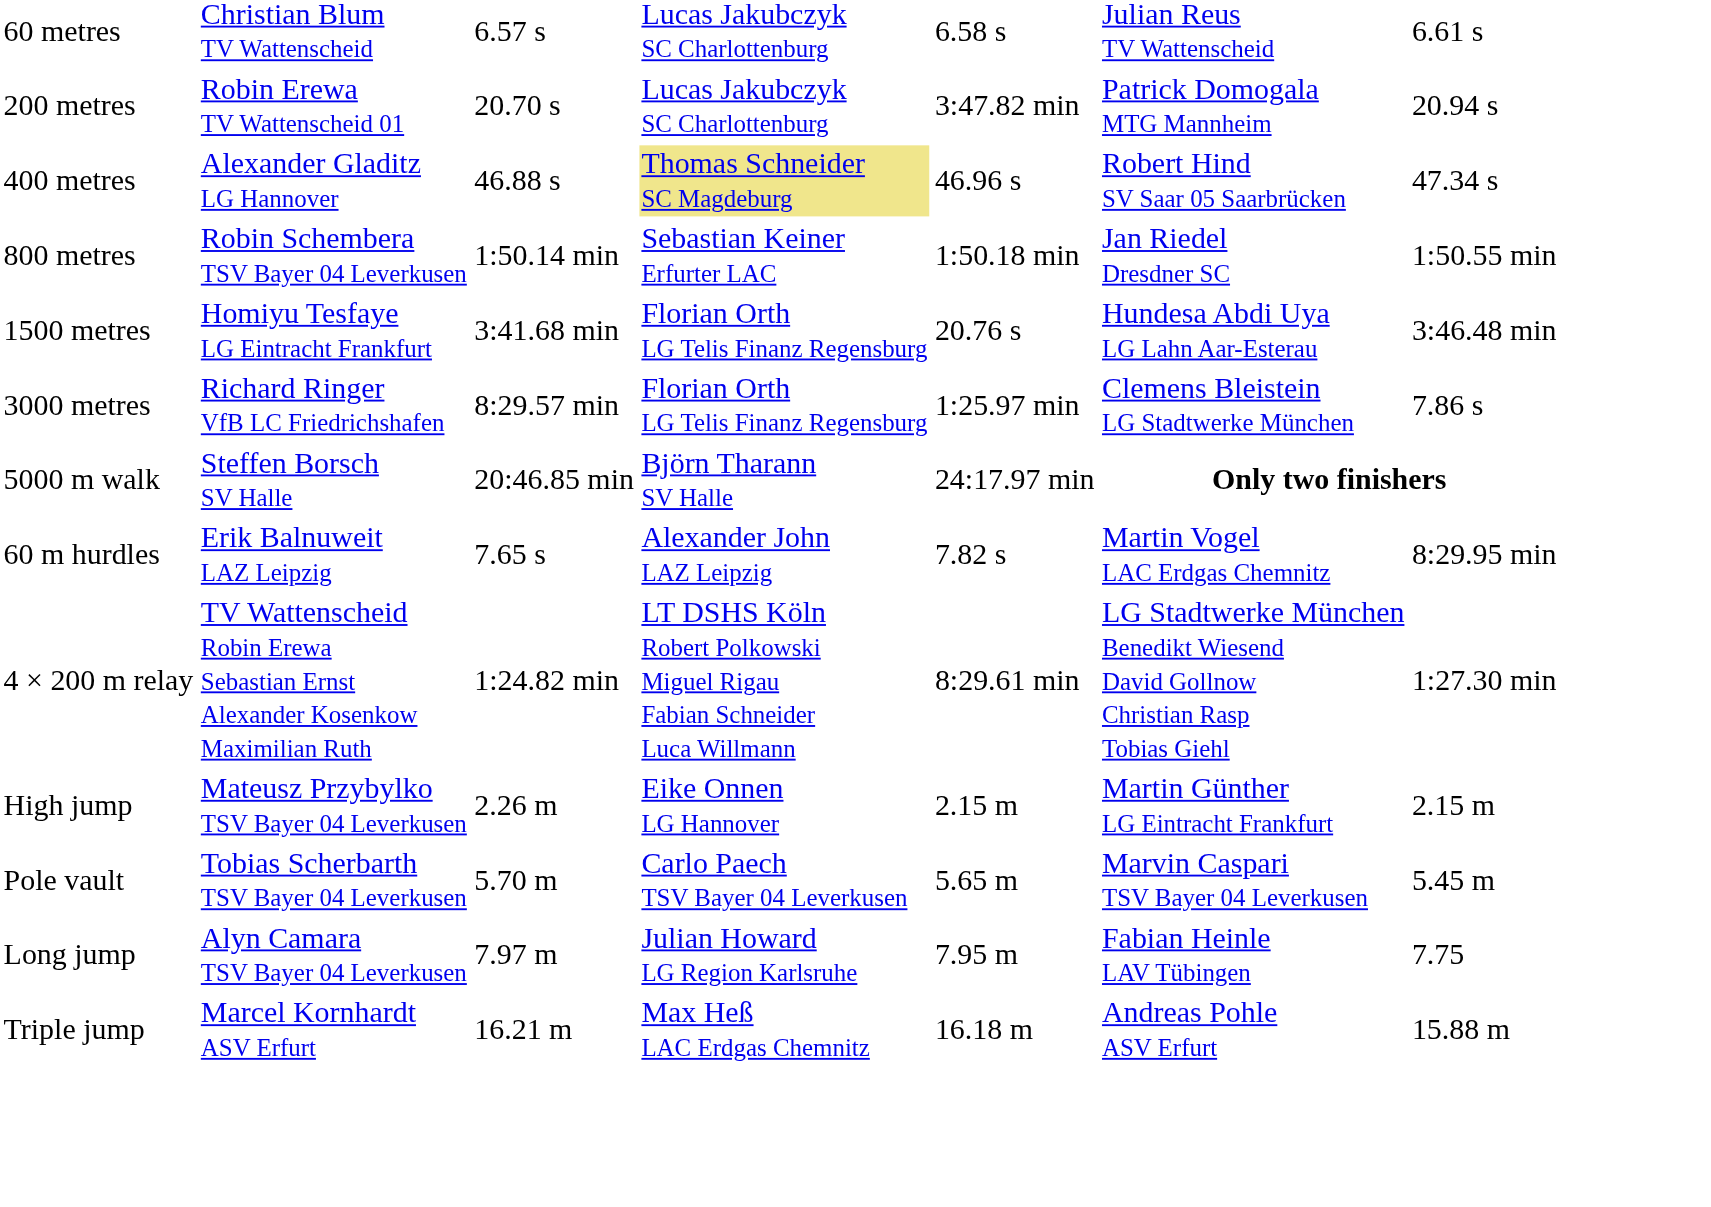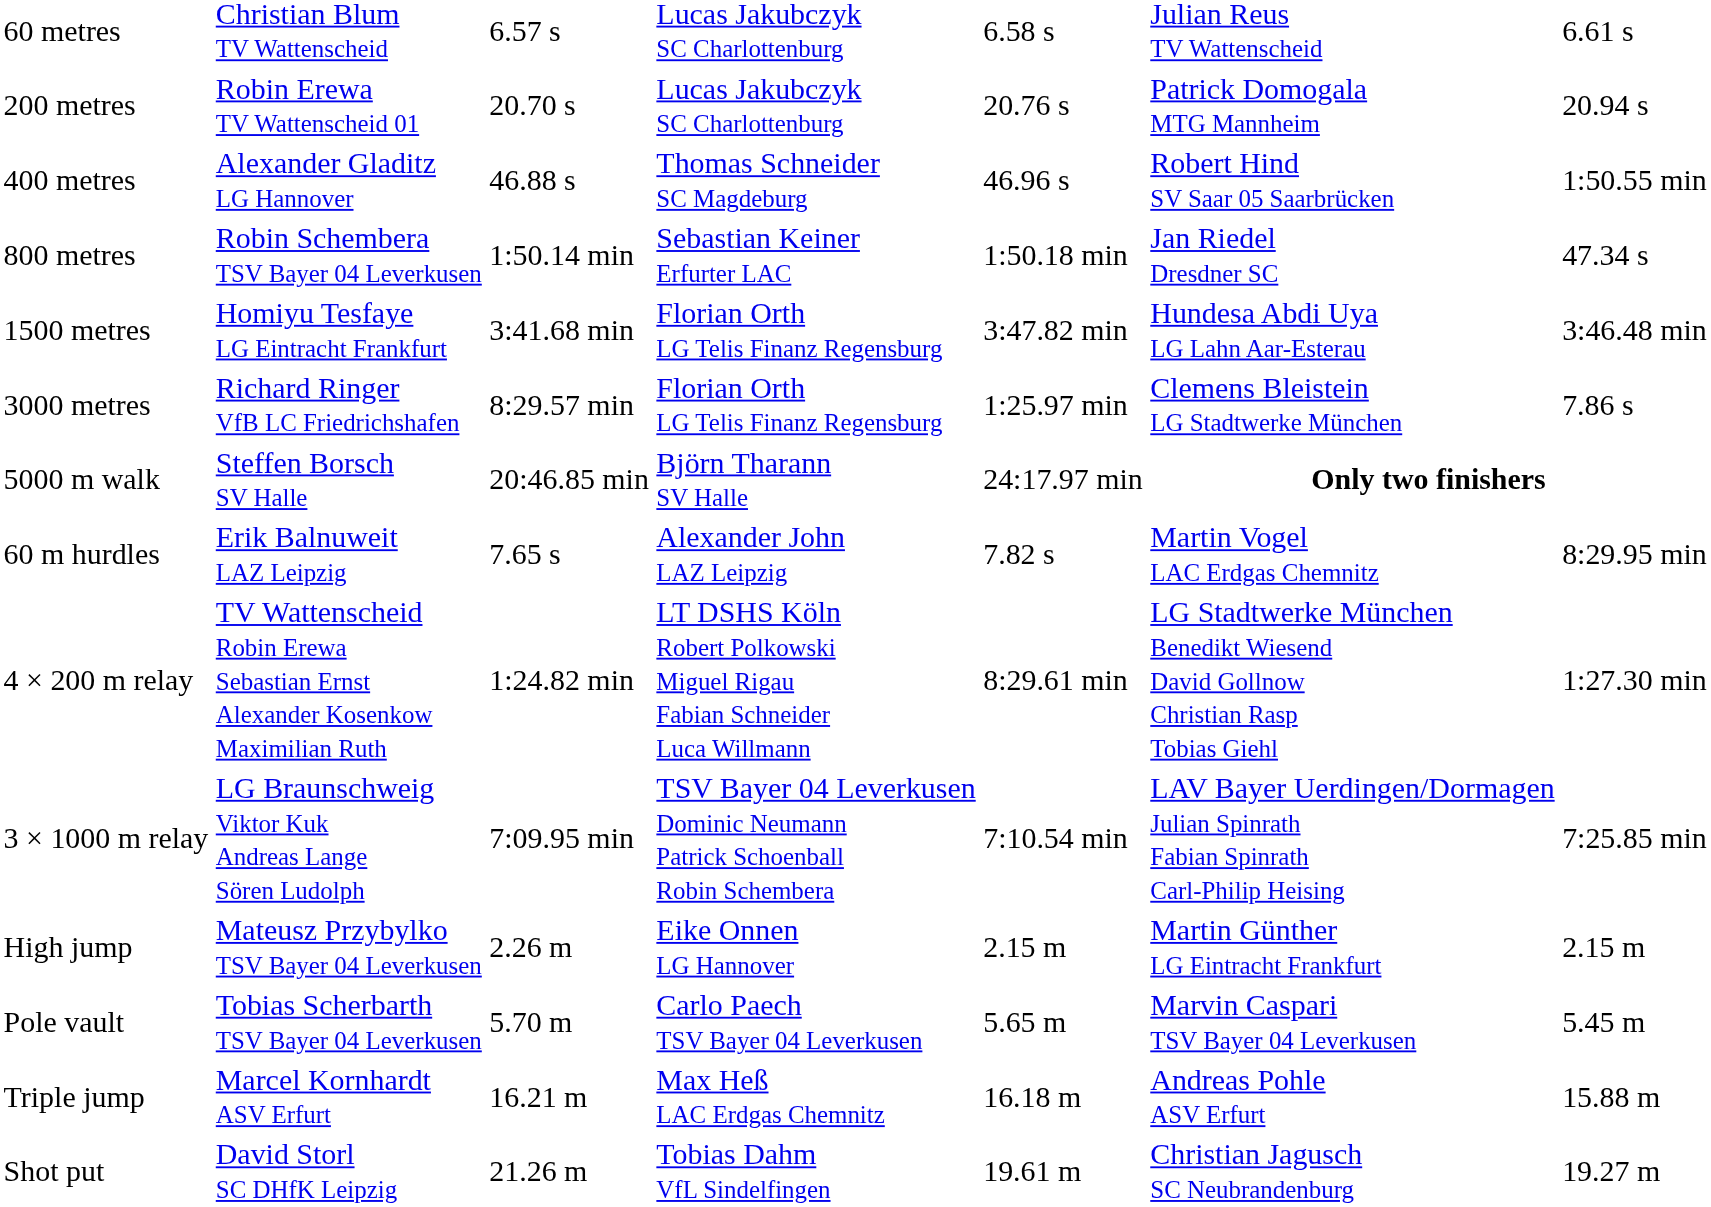(1007, 105) 3:47.82 min -> (1026, 105) 20.76 s
(753, 180) khaki background -> (768, 180) no background
(1455, 180) 47.34 s -> (1634, 180) 1:50.55 min
(1484, 255) 1:50.55 min -> (1605, 255) 47.34 s
(978, 330) 20.76 s -> (1056, 330) 3:47.82 min
+ row: (106, 838)
- row: (70, 954)
+ row: (54, 1171)
